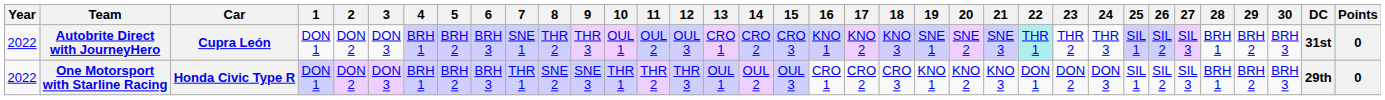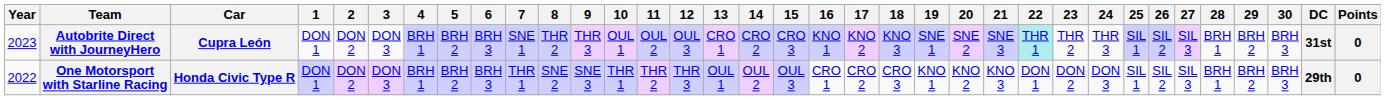(22, 42) 2022 -> (22, 42) 2023
